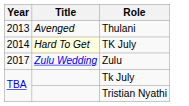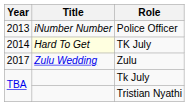- row: (119, 28)
+ row: (147, 28)
